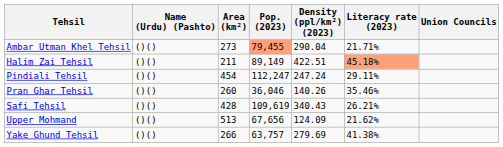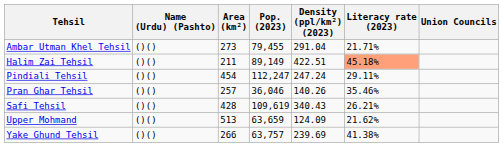(268, 47) lightsalmon background -> (268, 47) no background
(310, 47) 290.04 -> (310, 47) 291.04
(228, 91) 260 -> (228, 91) 257
(268, 120) 67,656 -> (268, 120) 63,659
(310, 135) 279.69 -> (310, 135) 239.69
